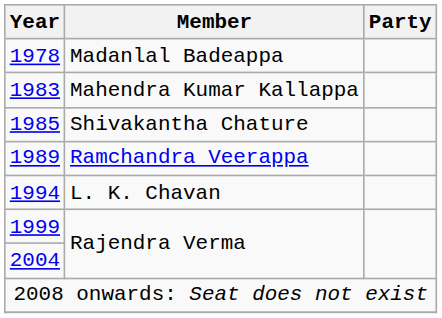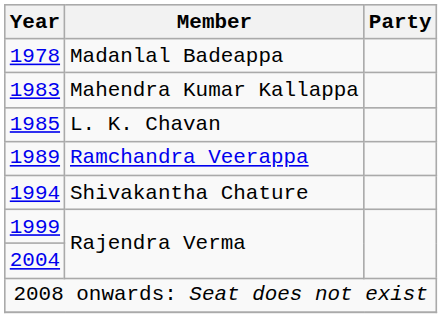(189, 124) Shivakantha Chature -> (145, 124) L. K. Chavan
(145, 192) L. K. Chavan -> (189, 192) Shivakantha Chature
